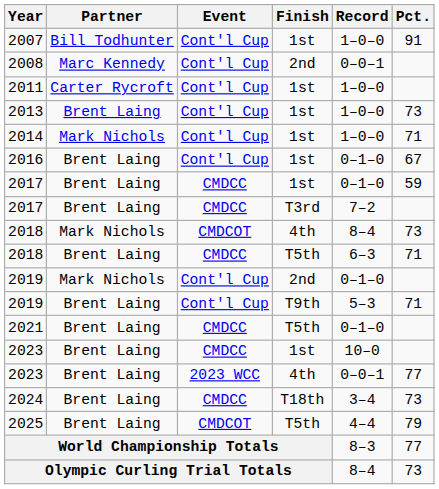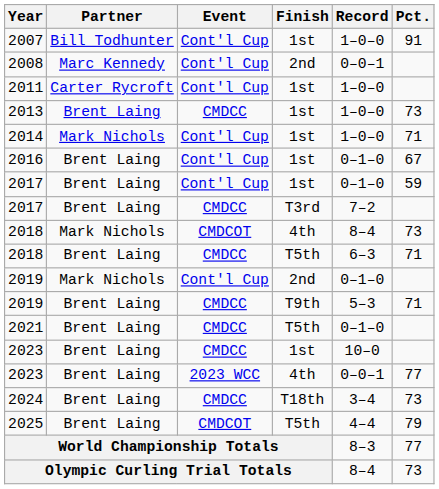(225, 112) Cont'l Cup -> (225, 112) CMDCC
(225, 184) CMDCC -> (225, 184) Cont'l Cup
(225, 304) Cont'l Cup -> (225, 304) CMDCC
